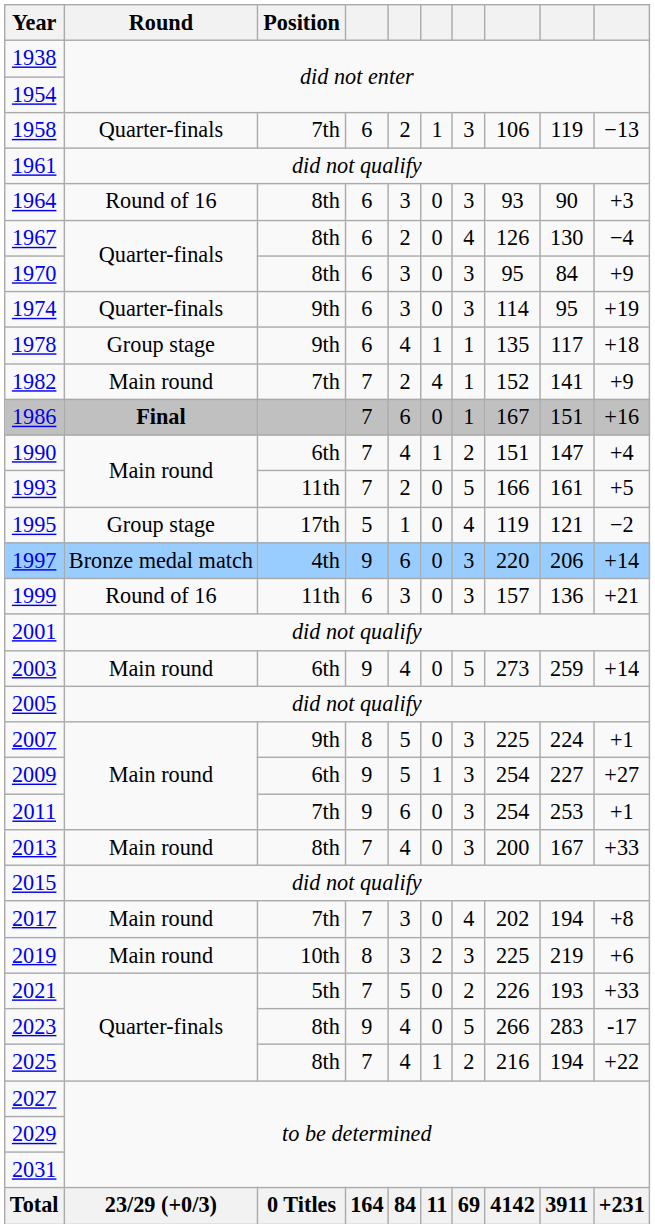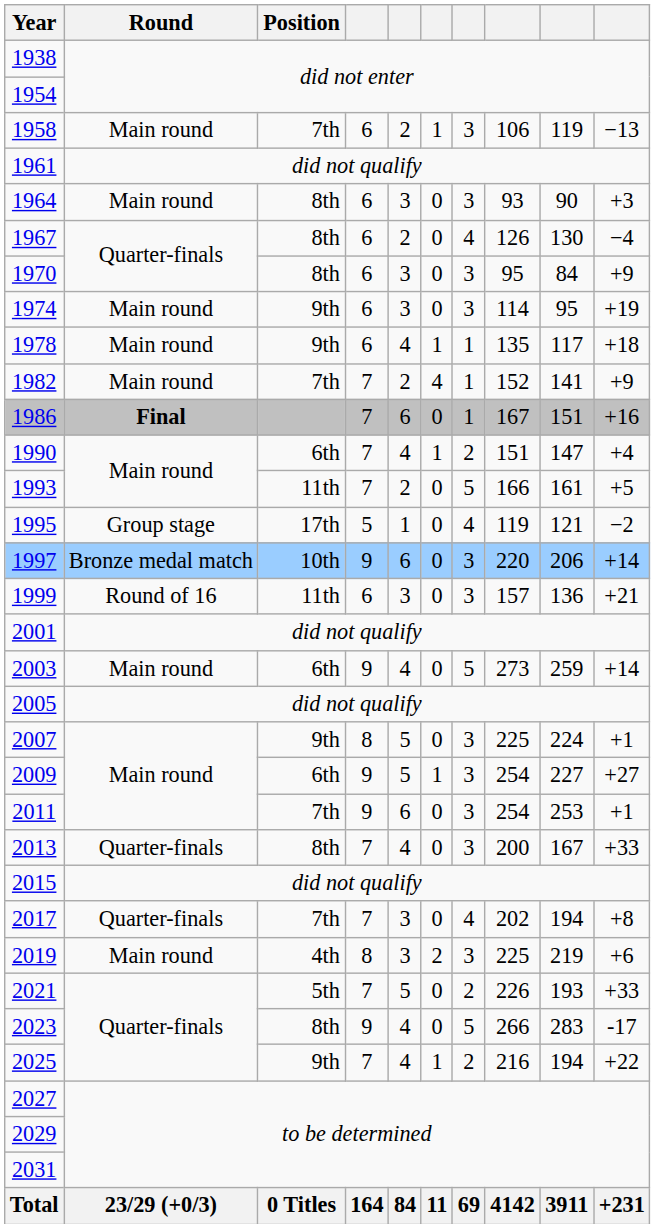(161, 129) Quarter-finals -> (161, 129) Main round
(161, 201) Round of 16 -> (161, 201) Main round
(161, 308) Quarter-finals -> (161, 308) Main round
(161, 344) Group stage -> (161, 344) Main round
(326, 559) 4th -> (320, 559) 10th
(161, 846) Main round -> (161, 846) Quarter-finals
(161, 918) Main round -> (161, 918) Quarter-finals
(320, 954) 10th -> (326, 954) 4th
(326, 1061) 8th -> (326, 1061) 9th
